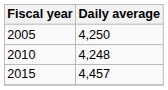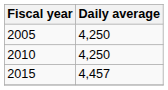(94, 54) 4,248 -> (94, 54) 4,250
